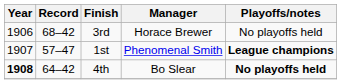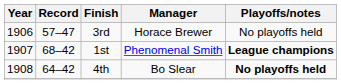(59, 32) 68–42 -> (59, 32) 57–47
(59, 50) 57–47 -> (59, 50) 68–42
(20, 69) bold -> (20, 69) normal
